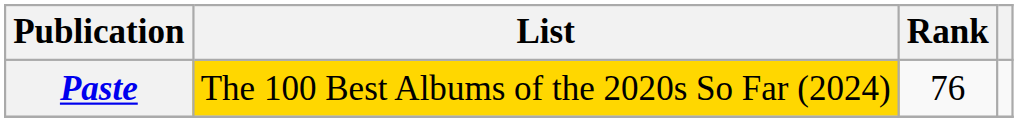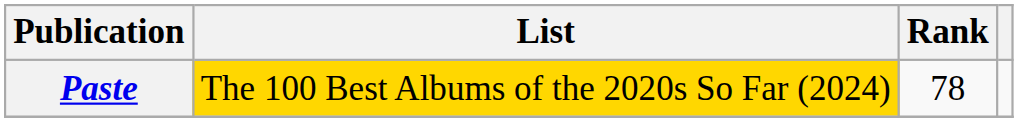(948, 87) 76 -> (948, 87) 78
